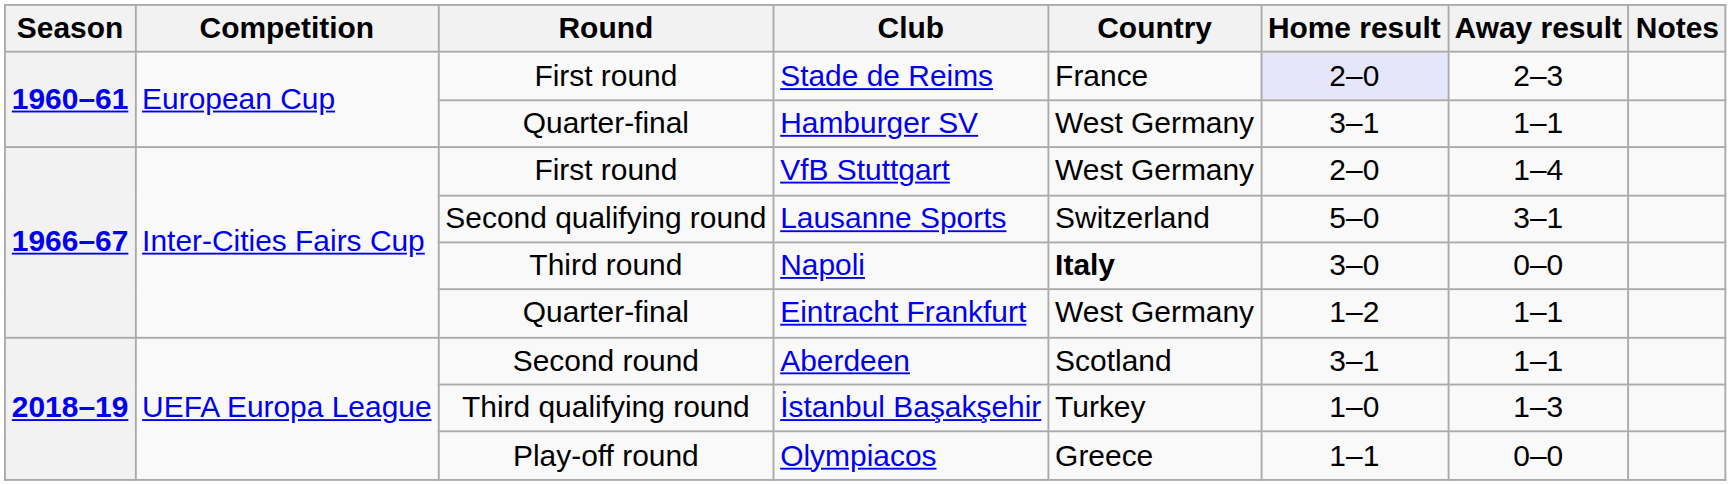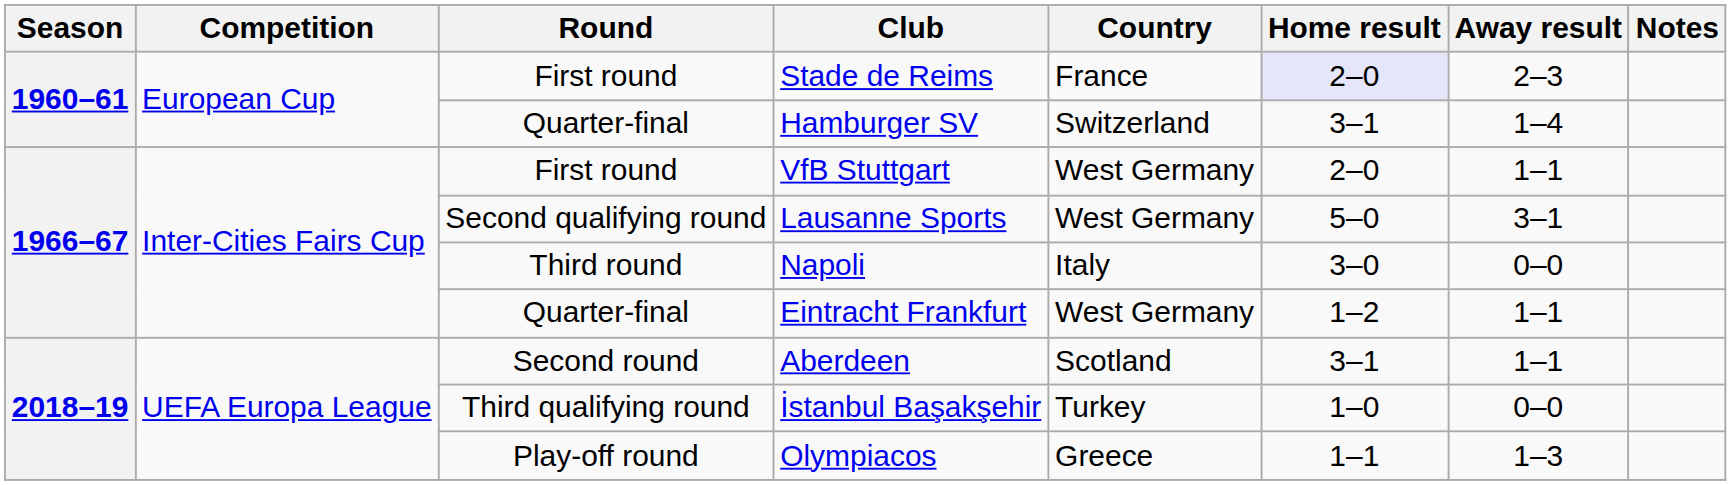(1155, 123) West Germany -> (1132, 123) Switzerland
(1538, 123) 1–1 -> (1538, 123) 1–4
(1538, 170) 1–4 -> (1538, 170) 1–1
(1132, 218) Switzerland -> (1155, 218) West Germany
(1085, 265) bold -> (1083, 265) normal
(1538, 407) 1–3 -> (1538, 407) 0–0
(1538, 455) 0–0 -> (1538, 455) 1–3
